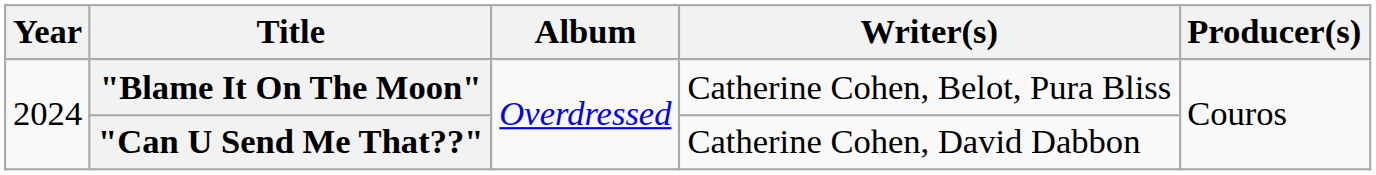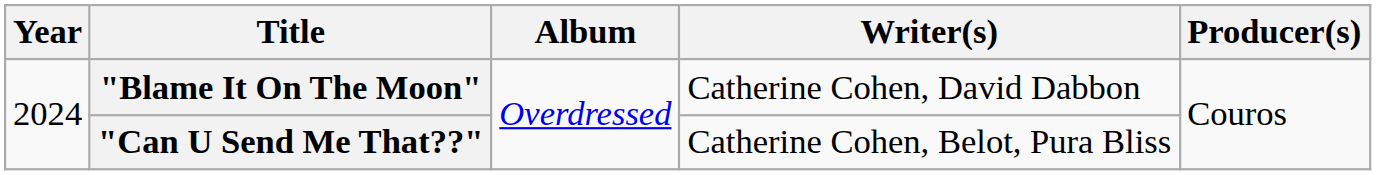(929, 86) Catherine Cohen, Belot, Pura Bliss -> (914, 86) Catherine Cohen, David Dabbon
(914, 141) Catherine Cohen, David Dabbon -> (929, 141) Catherine Cohen, Belot, Pura Bliss
